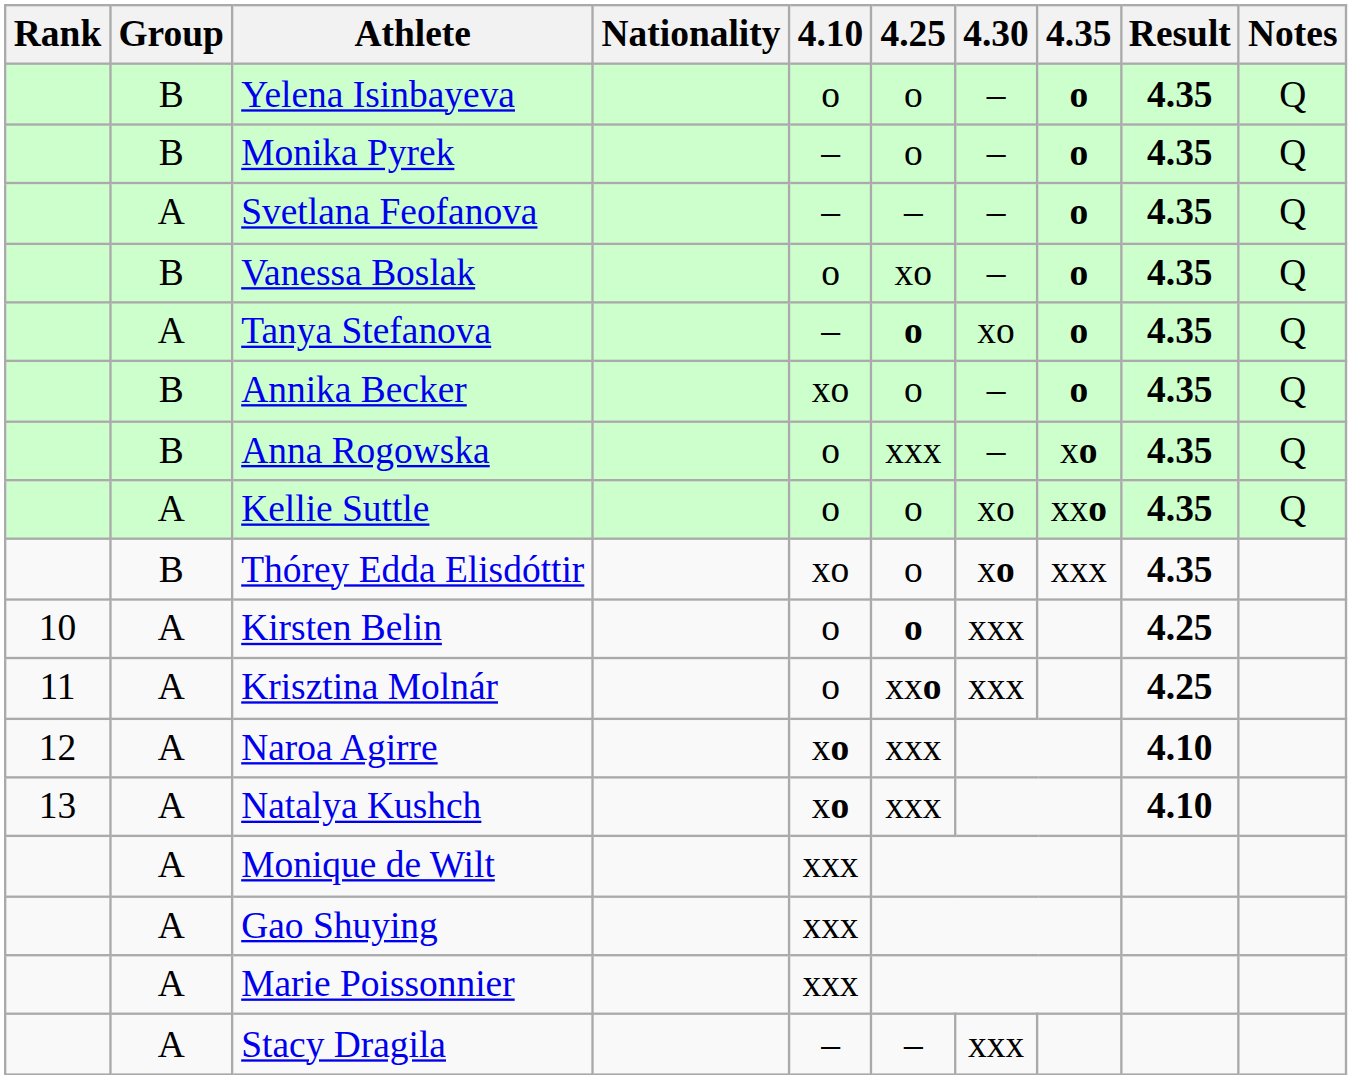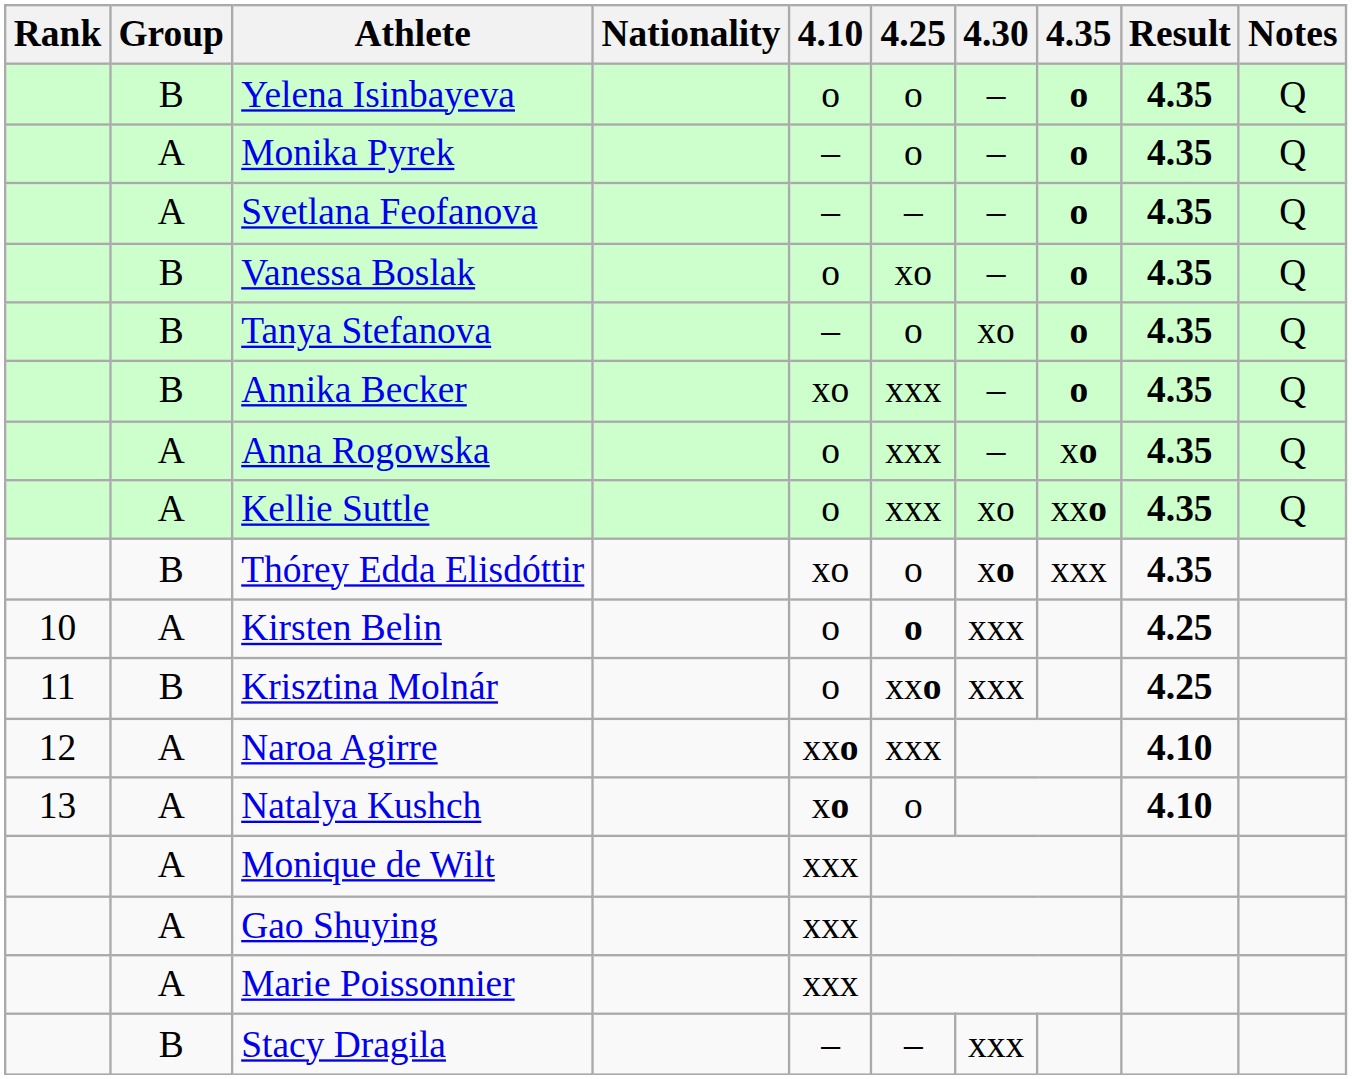(171, 152) B -> (171, 152) A
(171, 331) A -> (171, 331) B
(913, 331) bold -> (913, 331) normal
(913, 390) o -> (913, 390) xxx
(171, 449) B -> (171, 449) A
(913, 509) o -> (913, 509) xxx
(171, 687) A -> (171, 687) B
(830, 746) xo -> (830, 746) xxo
(913, 806) xxx -> (913, 806) o
(171, 1043) A -> (171, 1043) B
